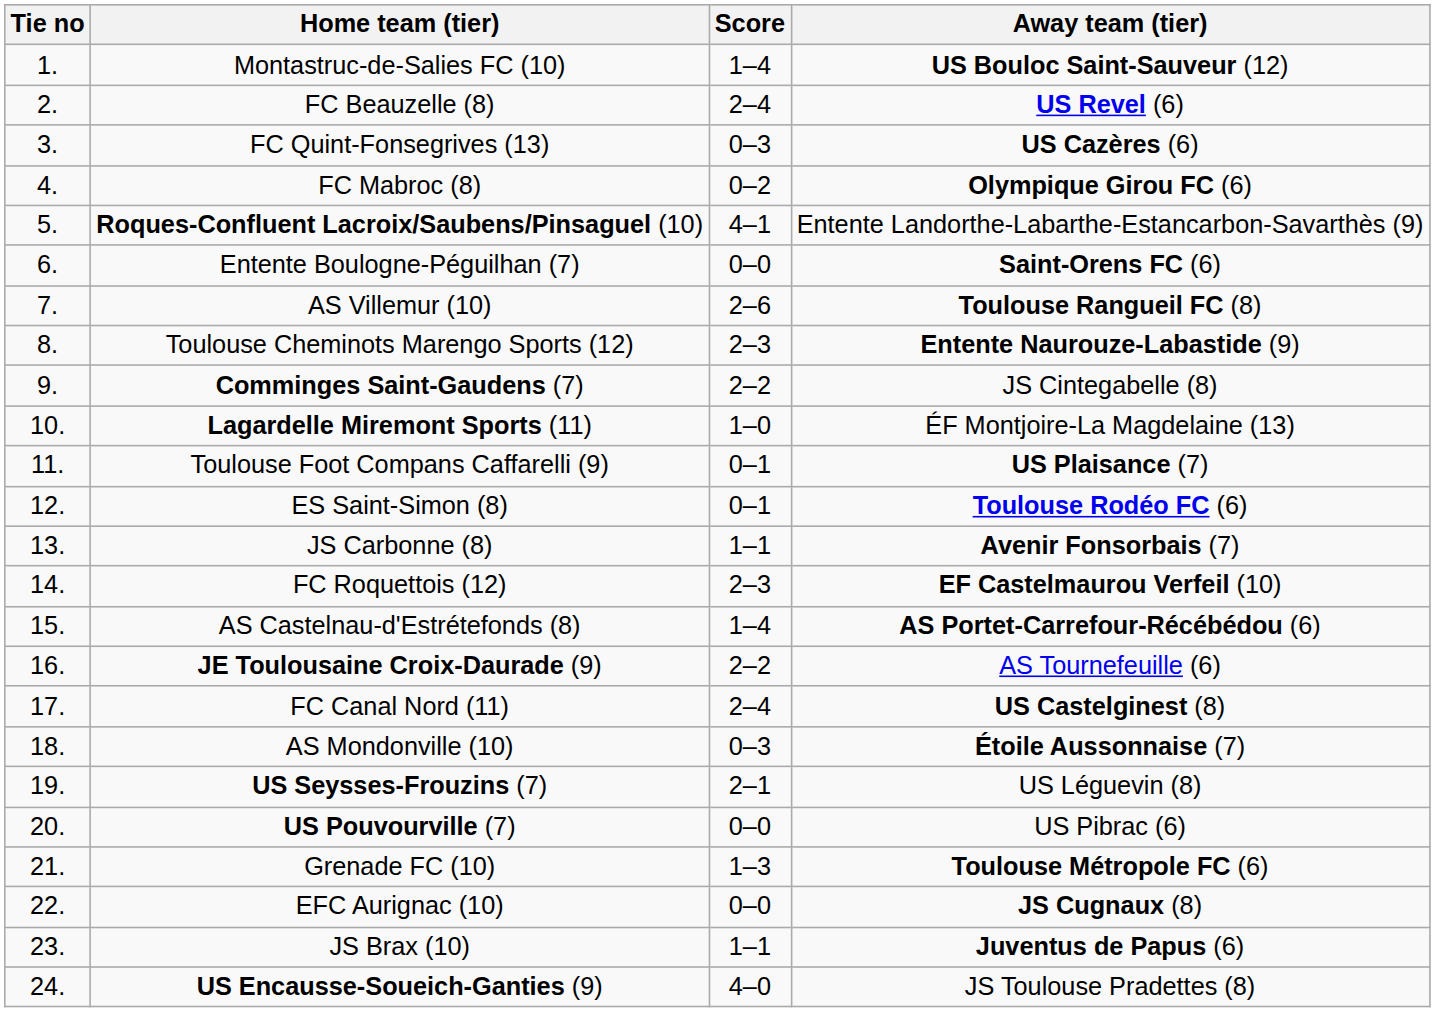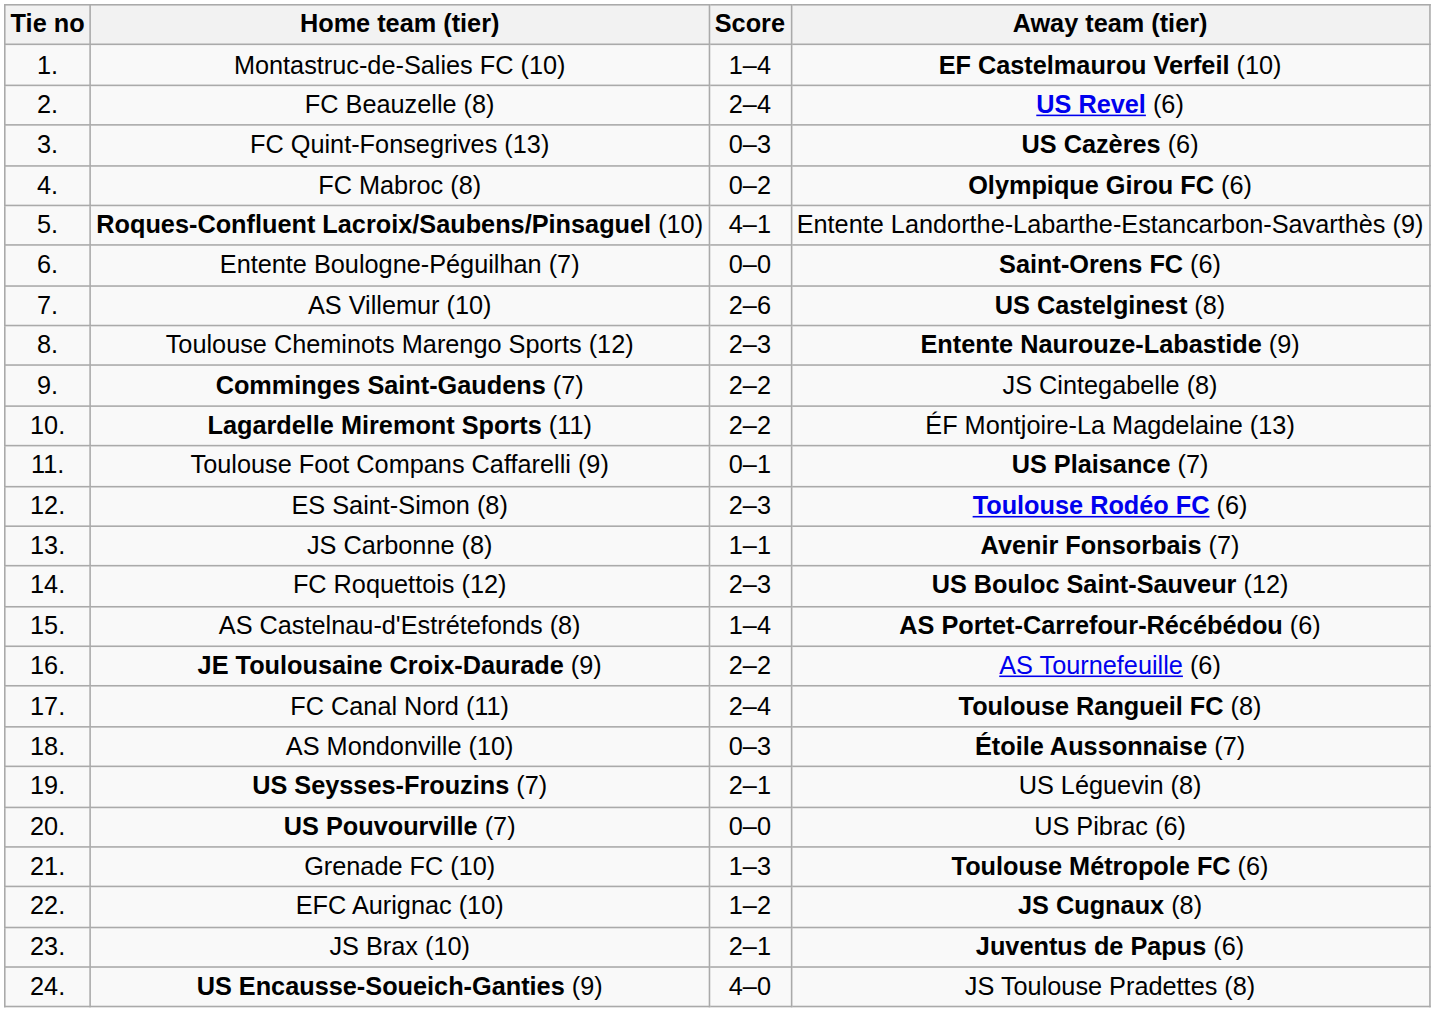(1110, 64) US Bouloc Saint-Sauveur (12) -> (1110, 64) EF Castelmaurou Verfeil (10)
(1110, 305) Toulouse Rangueil FC (8) -> (1110, 305) US Castelginest (8)
(750, 425) 1–0 -> (750, 425) 2–2
(750, 505) 0–1 -> (750, 505) 2–3
(1110, 585) EF Castelmaurou Verfeil (10) -> (1110, 585) US Bouloc Saint-Sauveur (12)
(1110, 706) US Castelginest (8) -> (1110, 706) Toulouse Rangueil FC (8)
(750, 906) 0–0 -> (750, 906) 1–2
(750, 946) 1–1 -> (750, 946) 2–1
